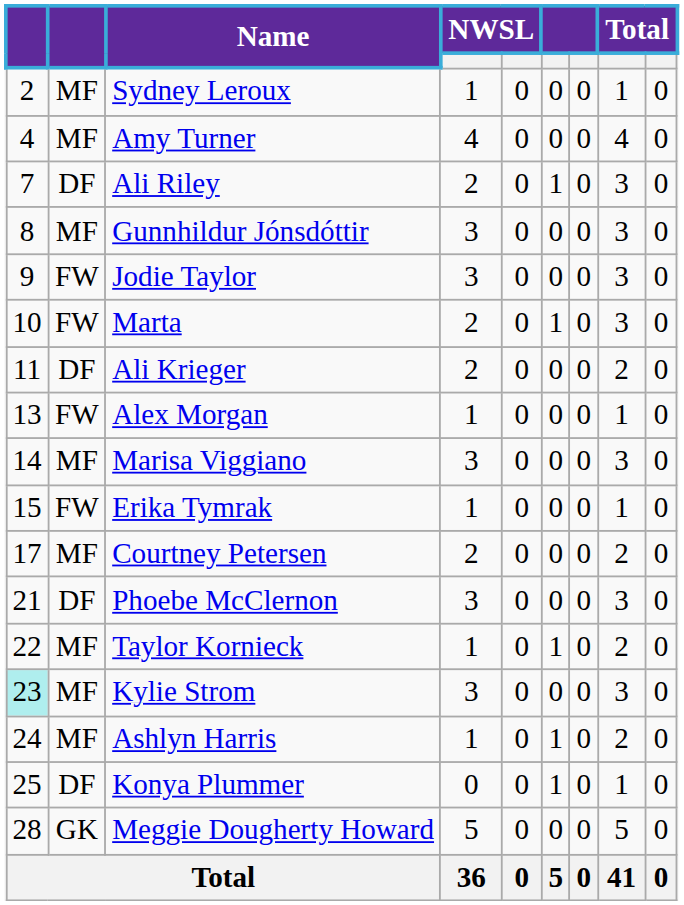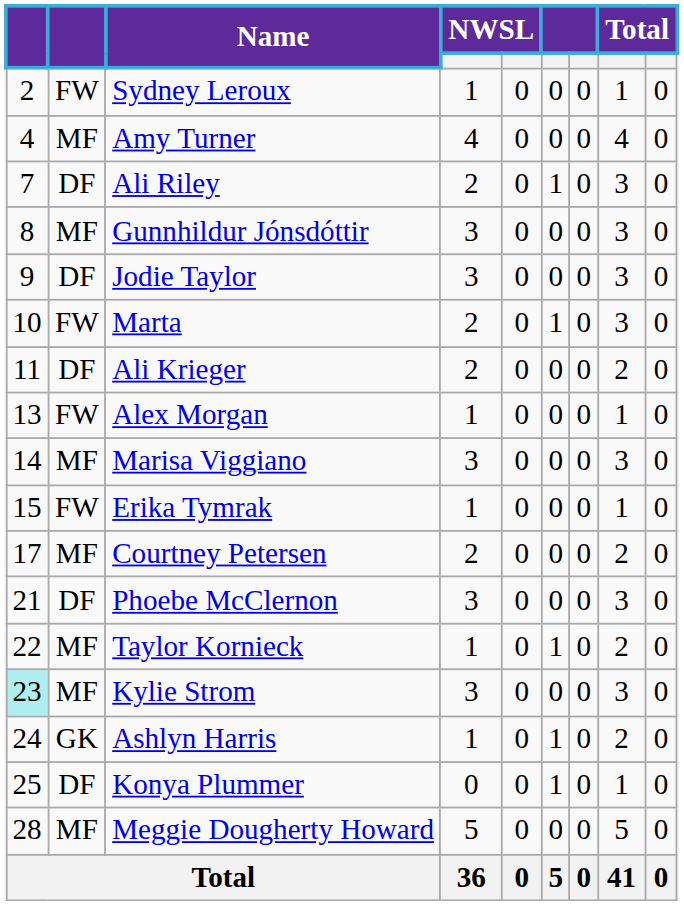(77, 91) MF -> (77, 91) FW
(77, 276) FW -> (77, 276) DF
(77, 738) MF -> (77, 738) GK
(77, 830) GK -> (77, 830) MF
